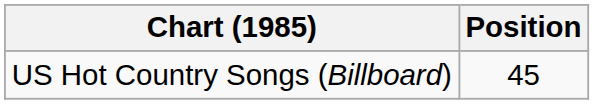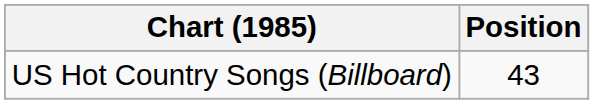(523, 74) 45 -> (523, 74) 43
